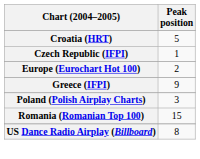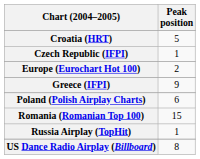(177, 100) 3 -> (177, 100) 6
+ row: (81, 131)
